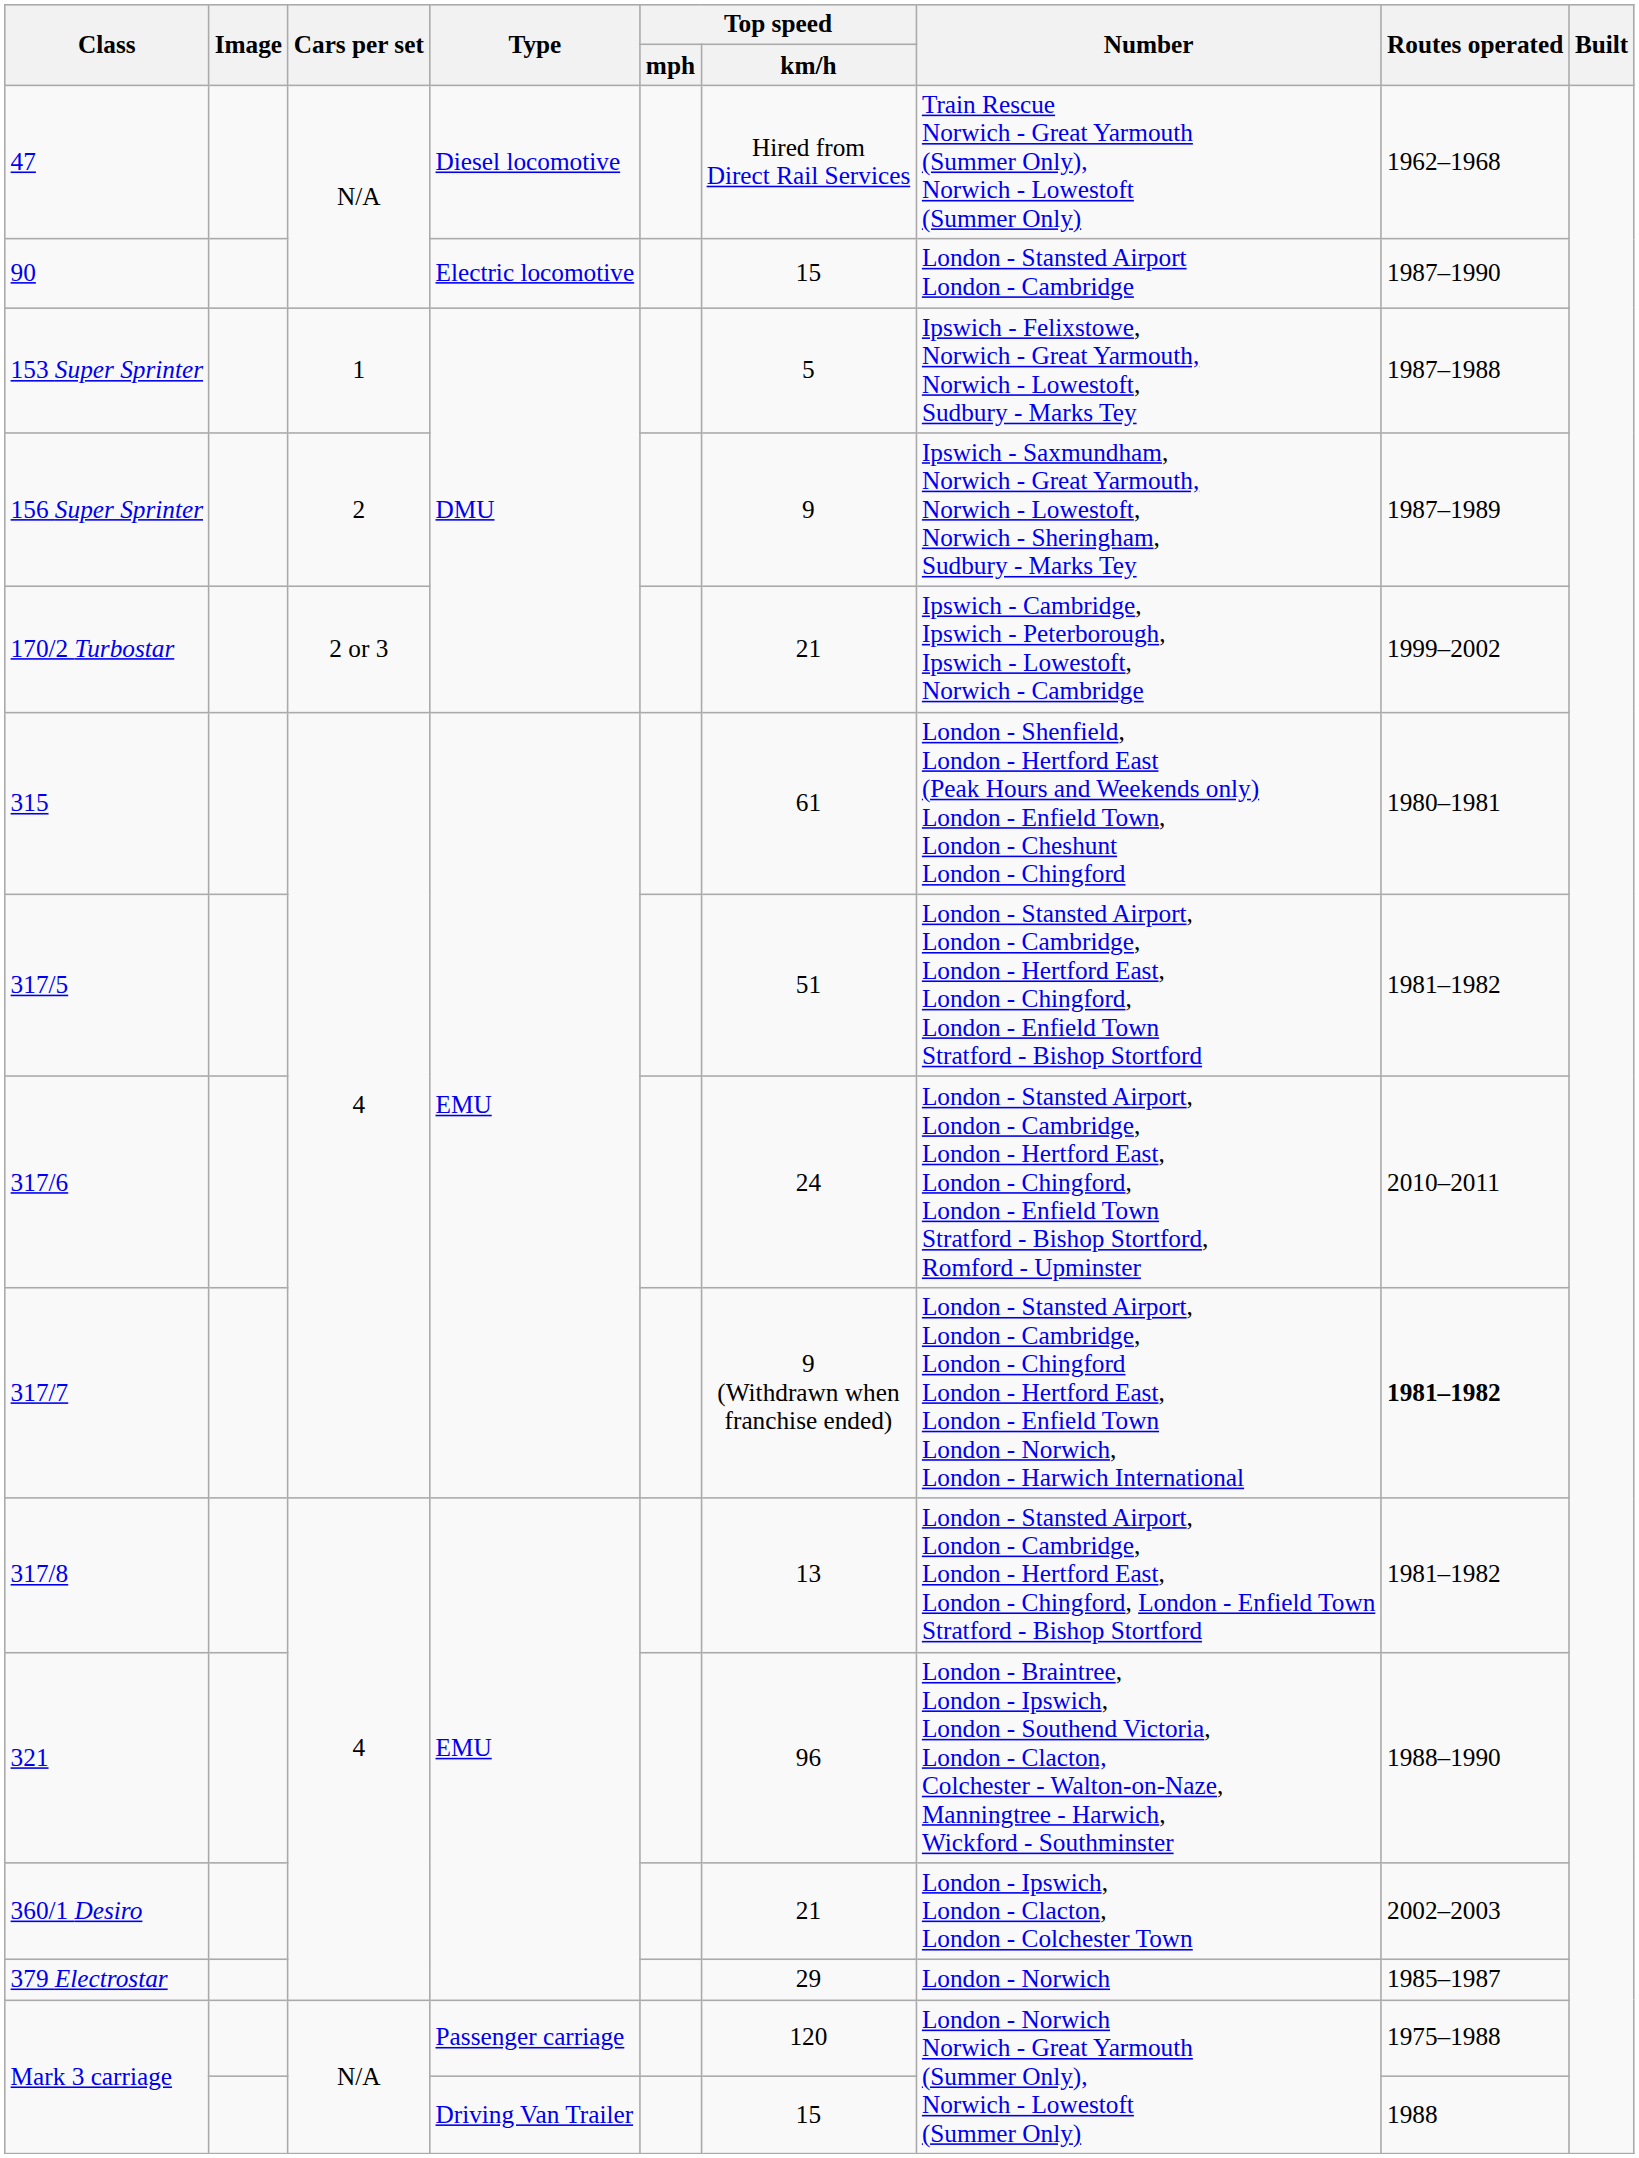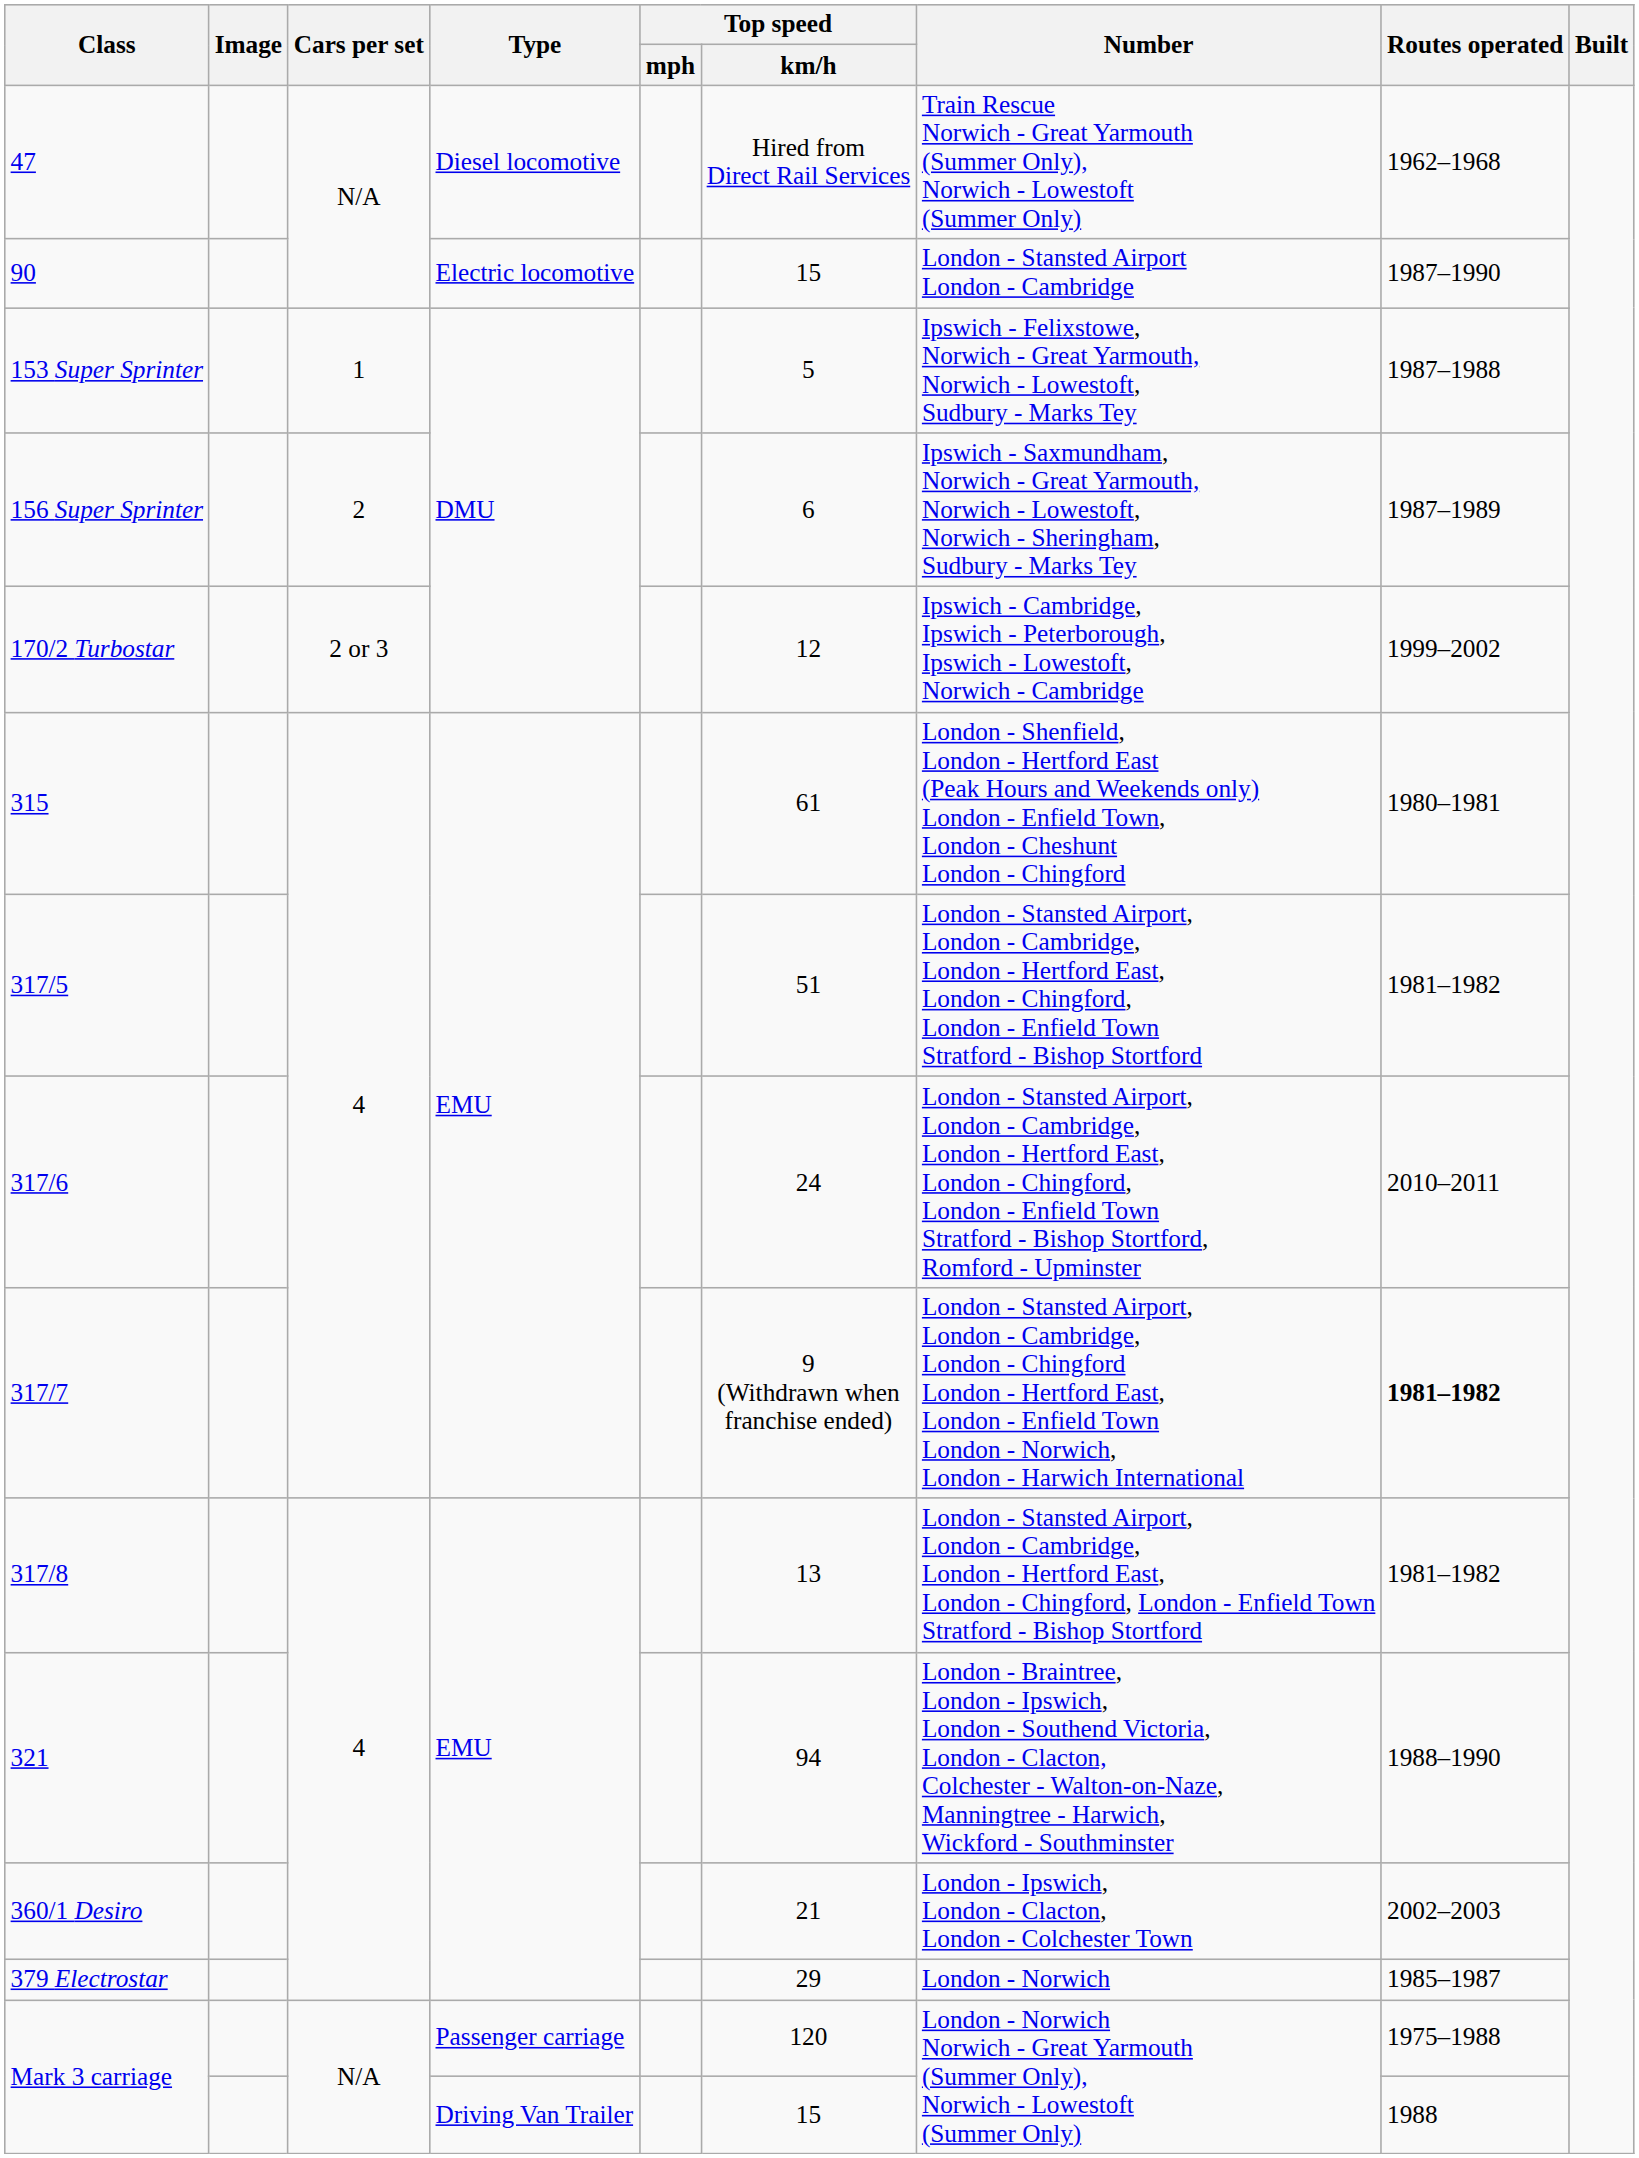(808, 509) 9 -> (808, 509) 6
(808, 649) 21 -> (808, 649) 12
(808, 1757) 96 -> (808, 1757) 94
